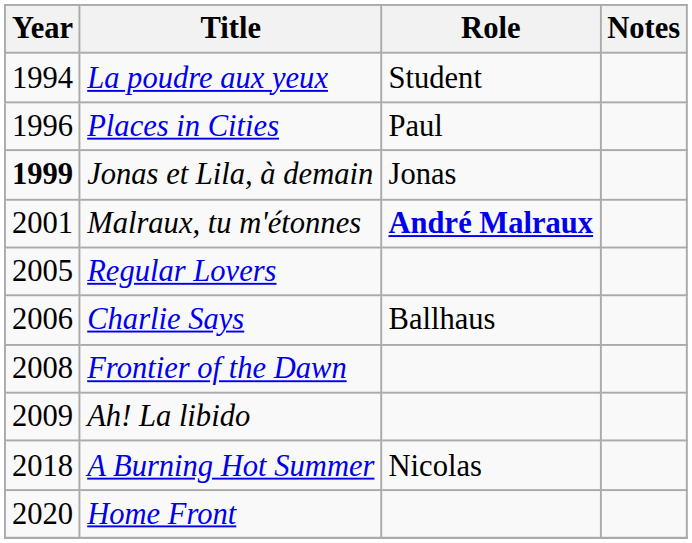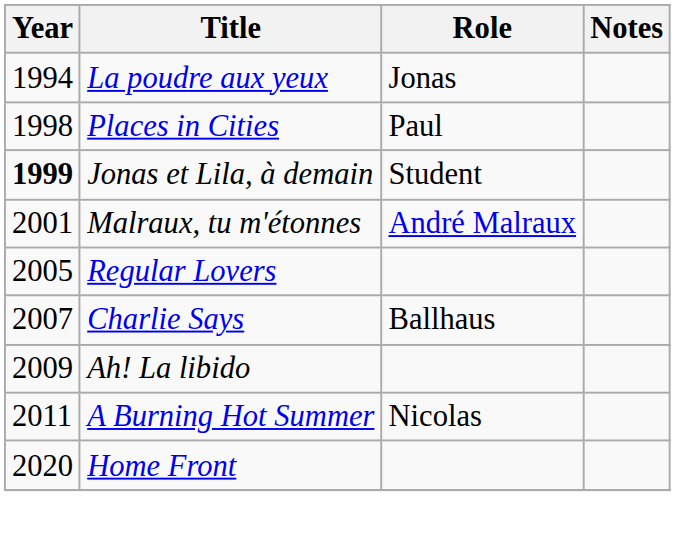(435, 77) Student -> (422, 77) Jonas
(43, 125) 1996 -> (43, 125) 1998
(422, 174) Jonas -> (435, 174) Student
(491, 222) bold -> (482, 222) normal
(43, 319) 2006 -> (43, 319) 2007
- row: (217, 367)
(43, 464) 2018 -> (42, 416) 2011
